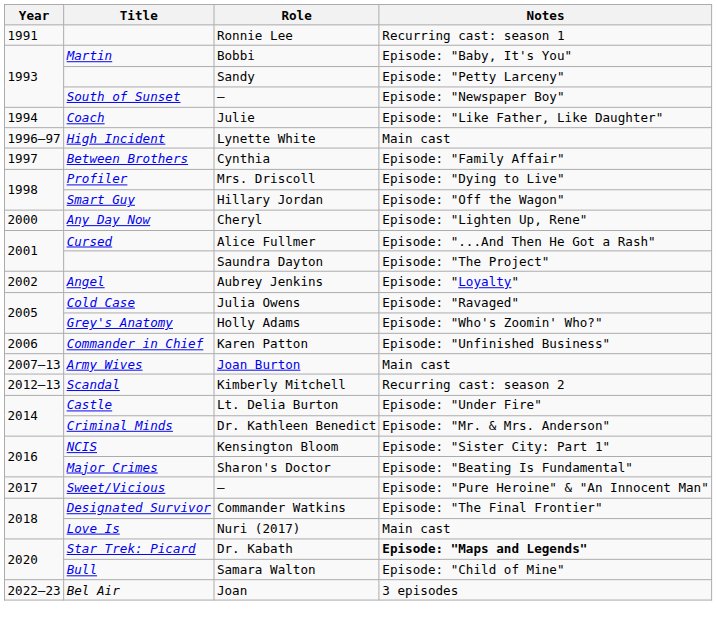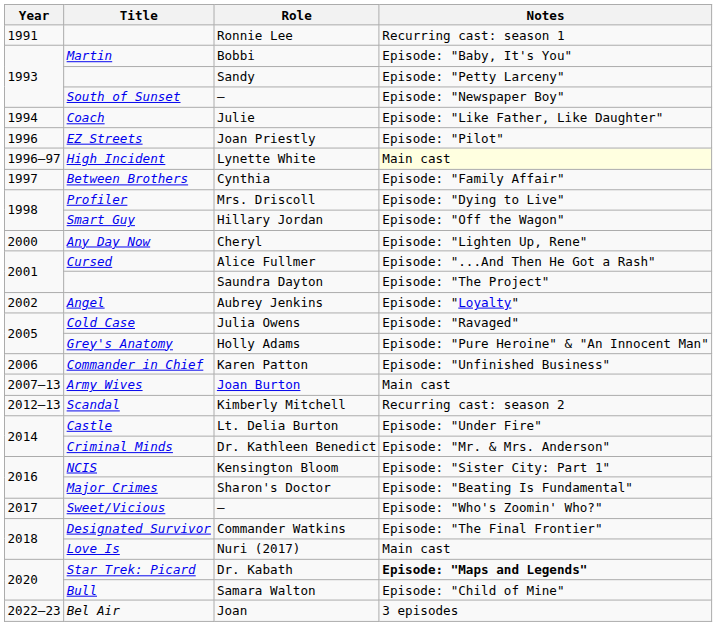+ row: (105, 138)
(417, 138) no background -> (417, 159) lightyellow background
(492, 323) Episode: "Who's Zoomin' Who?" -> (546, 344) Episode: "Pure Heroine" & "An Innocent Man"
(546, 487) Episode: "Pure Heroine" & "An Innocent Man" -> (492, 508) Episode: "Who's Zoomin' Who?"
